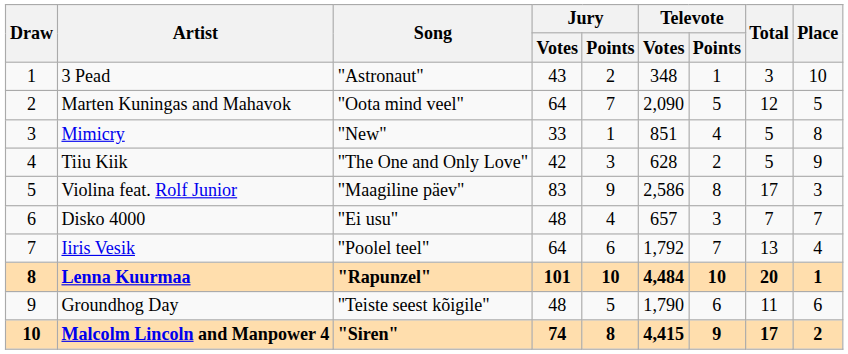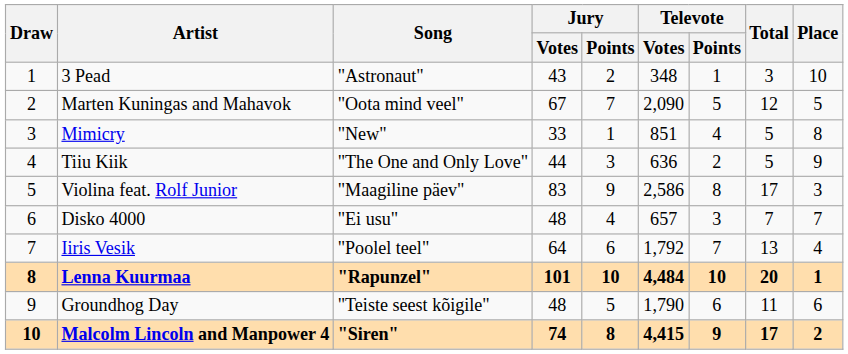(557, 104) 64 -> (557, 104) 67
(557, 162) 42 -> (557, 162) 44
(664, 162) 628 -> (664, 162) 636
